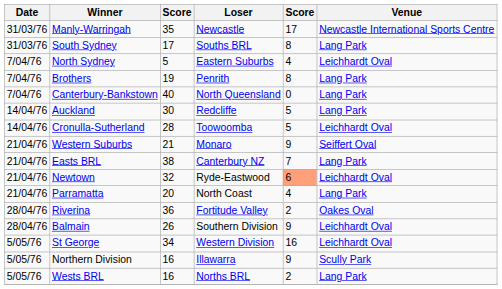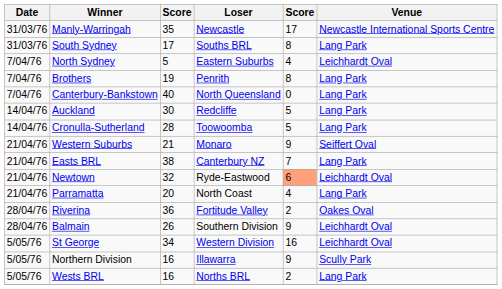(356, 128) Leichhardt Oval -> (343, 128) Lang Park
